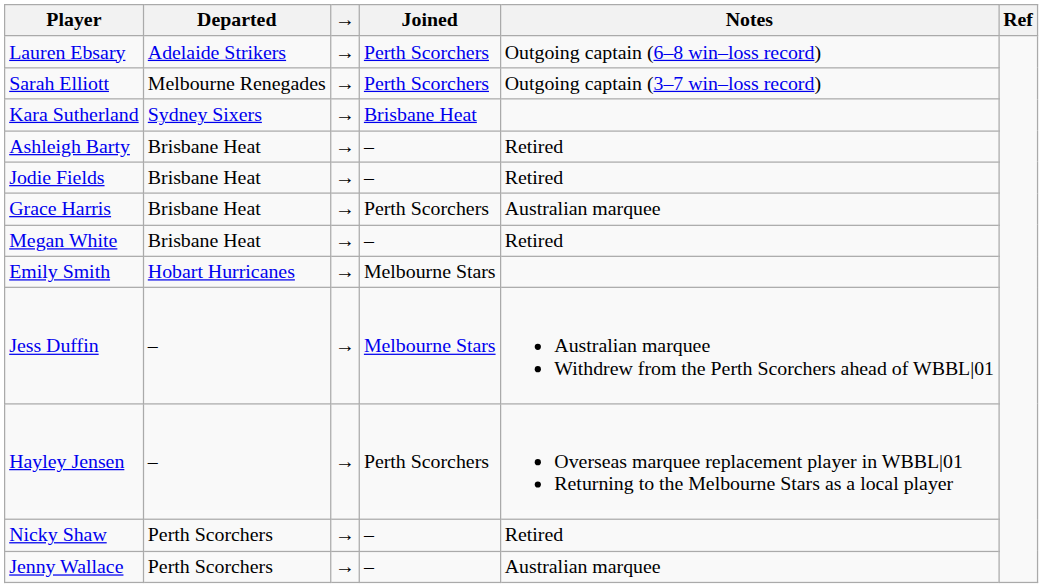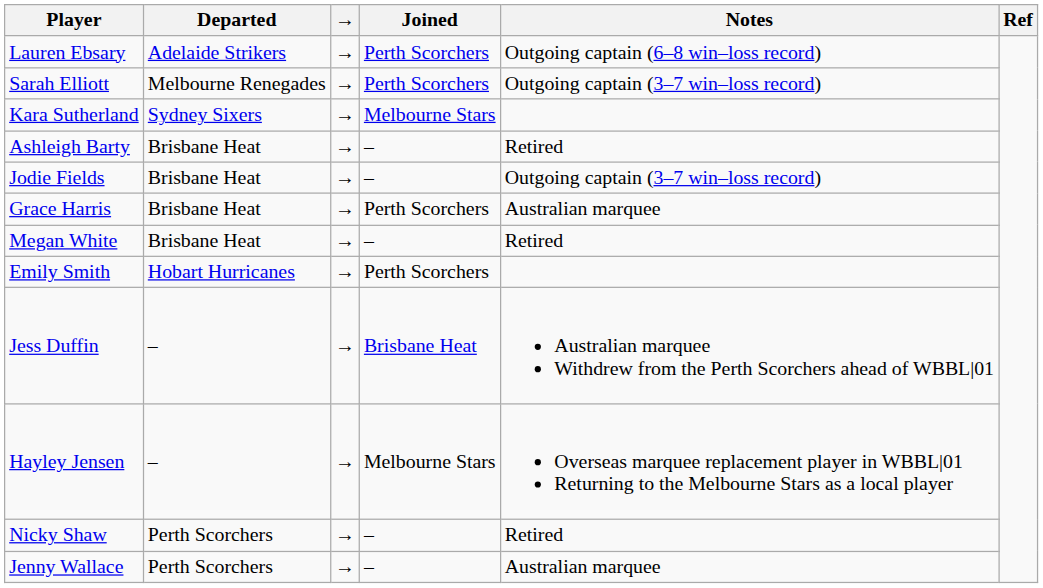(420, 114) Brisbane Heat -> (430, 114) Melbourne Stars
(534, 177) Retired -> (663, 177) Outgoing captain (3–7 win–loss record)
(430, 271) Melbourne Stars -> (426, 271) Perth Scorchers
(430, 345) Melbourne Stars -> (420, 345) Brisbane Heat
(426, 461) Perth Scorchers -> (430, 461) Melbourne Stars
